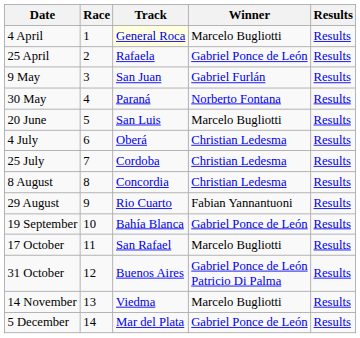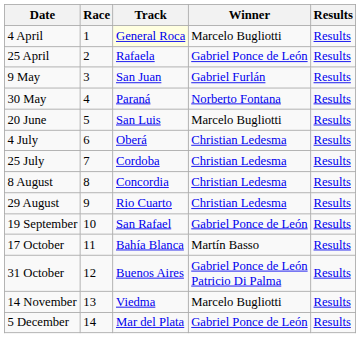(242, 203) Fabian Yannantuoni -> (239, 203) Christian Ledesma
(150, 224) Bahía Blanca -> (144, 224) San Rafael
(144, 245) San Rafael -> (150, 245) Bahía Blanca
(236, 245) Marcelo Bugliotti -> (225, 245) Martín Basso
